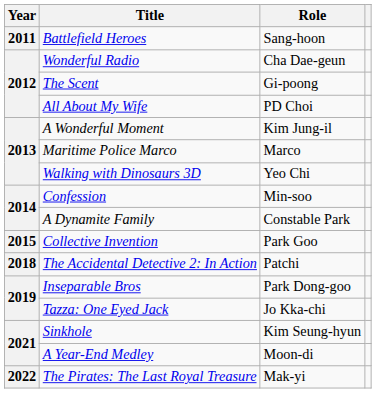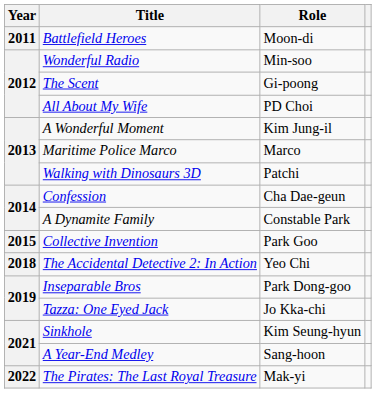(294, 38) Sang-hoon -> (288, 38) Moon-di
(304, 60) Cha Dae-geun -> (288, 60) Min-soo
(287, 173) Yeo Chi -> (281, 173) Patchi
(288, 196) Min-soo -> (304, 196) Cha Dae-geun
(281, 264) Patchi -> (287, 264) Yeo Chi
(288, 354) Moon-di -> (294, 354) Sang-hoon
